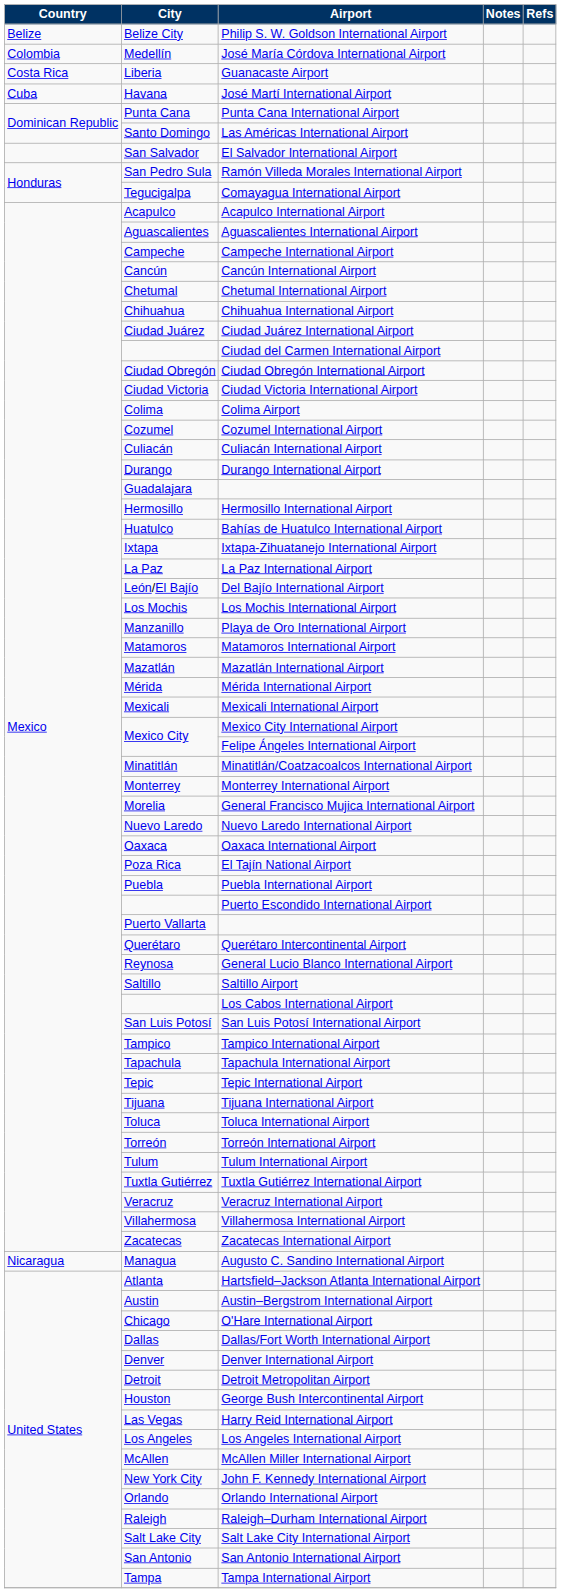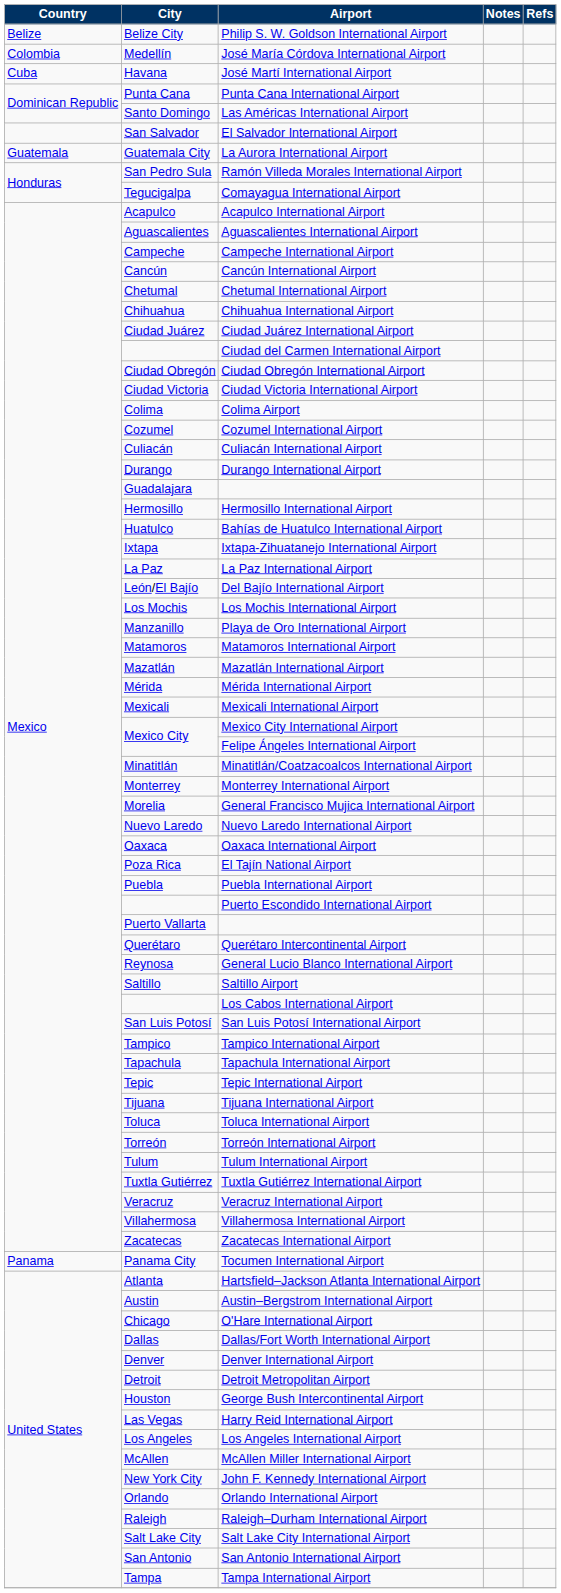- row: (143, 73)
+ row: (167, 152)
- row: (150, 1261)
+ row: (160, 1261)
